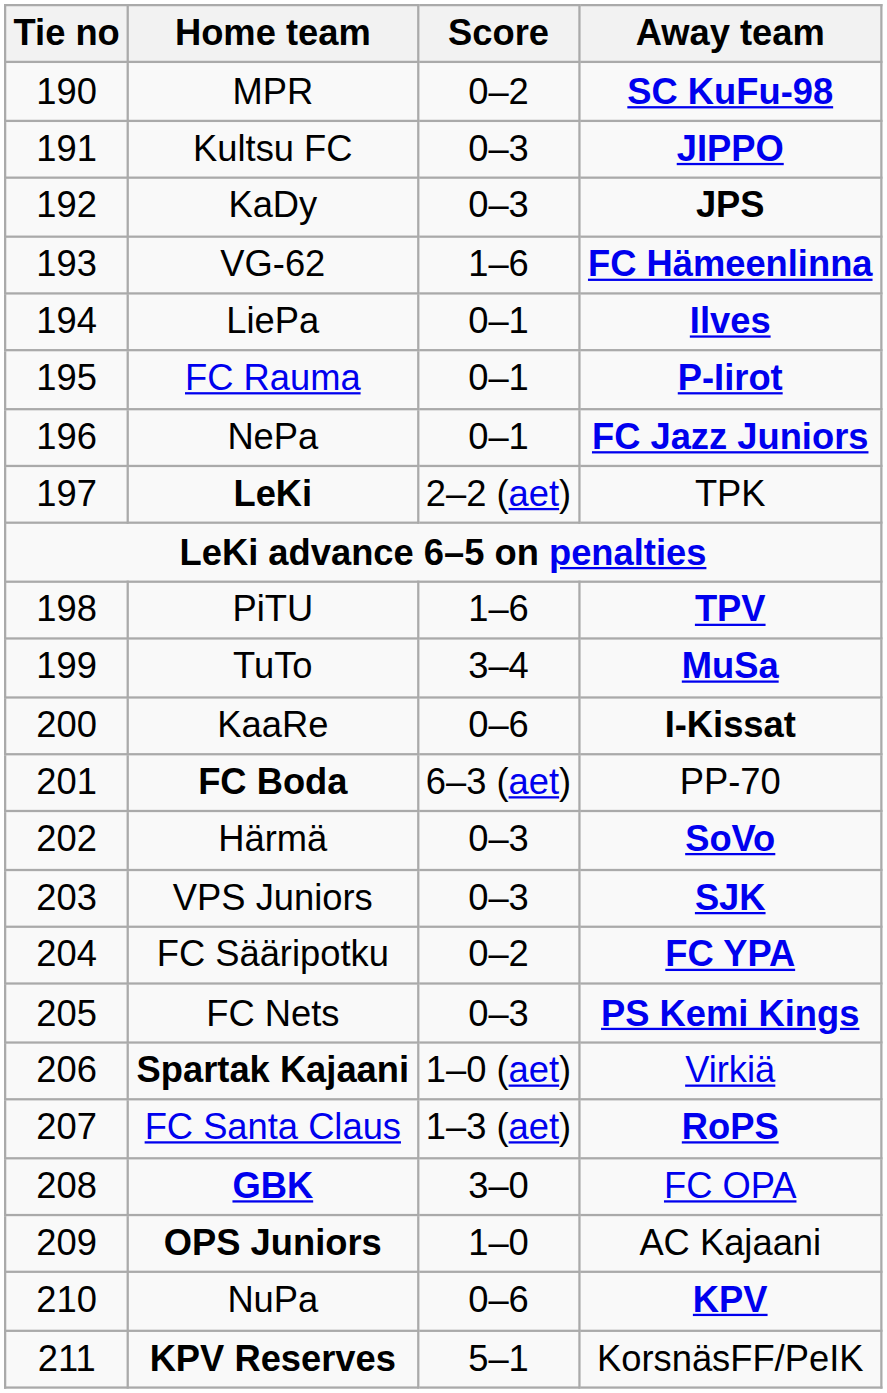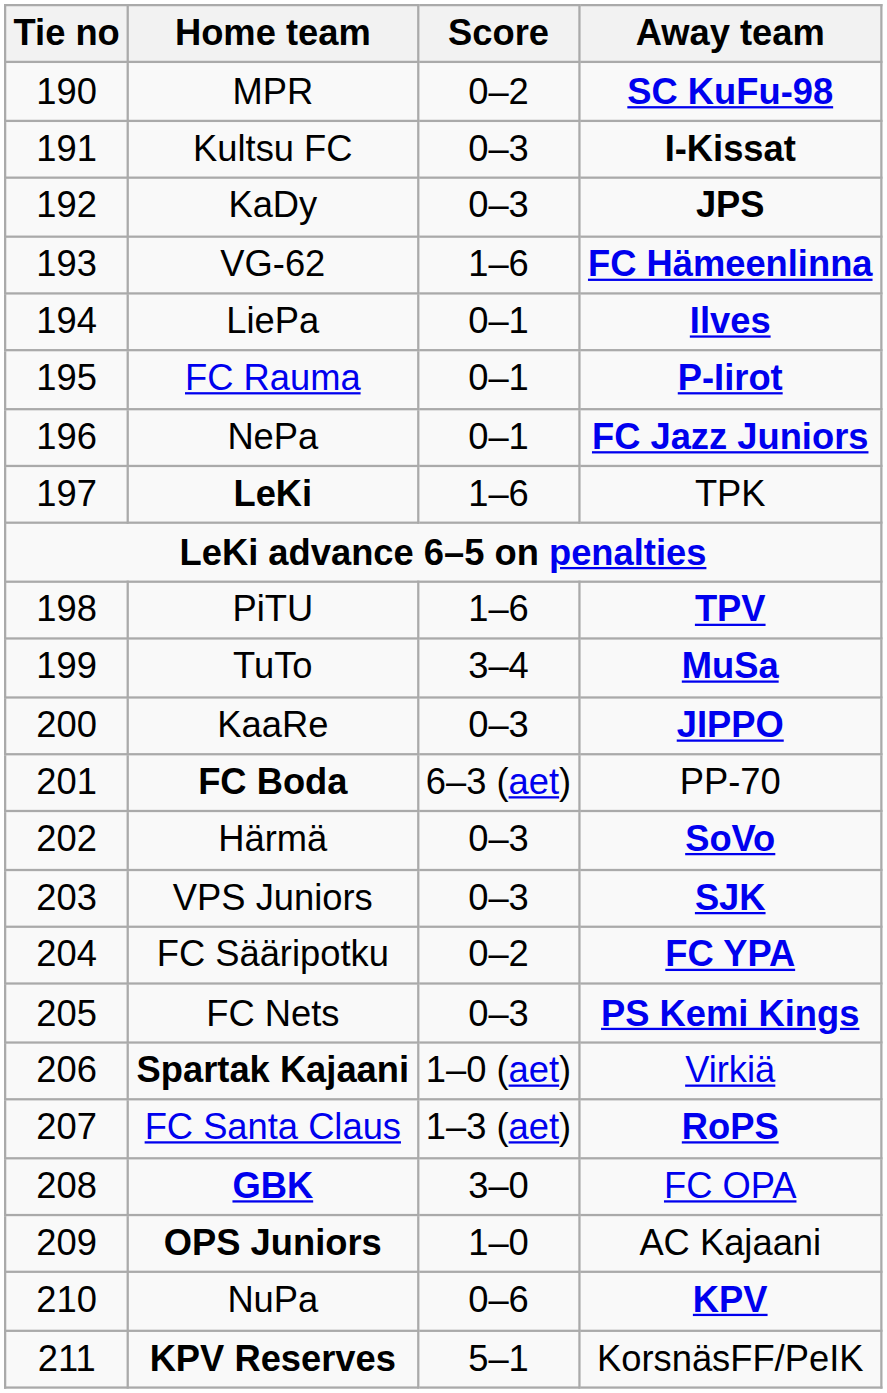(730, 148) JIPPO -> (730, 148) I-Kissat
(499, 494) 2–2 (aet) -> (499, 494) 1–6
(499, 724) 0–6 -> (499, 724) 0–3
(730, 724) I-Kissat -> (730, 724) JIPPO
